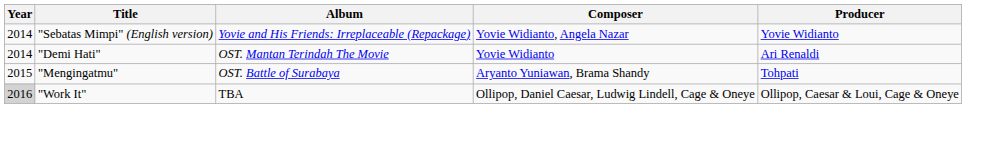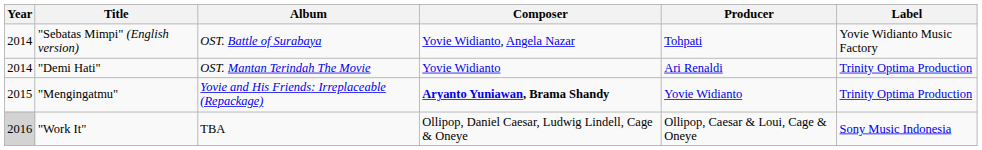+ column: (907, 14)
(344, 34) Yovie and His Friends: Irreplaceable (Repackage) -> (261, 41) OST. Battle of Surabaya
(800, 34) Yovie Widianto -> (683, 41) Tohpati
(279, 73) OST. Battle of Surabaya -> (293, 94) Yovie and His Friends: Irreplaceable (Repackage)
(563, 73) normal -> (516, 94) bold
(780, 73) Tohpati -> (703, 94) Yovie Widianto
